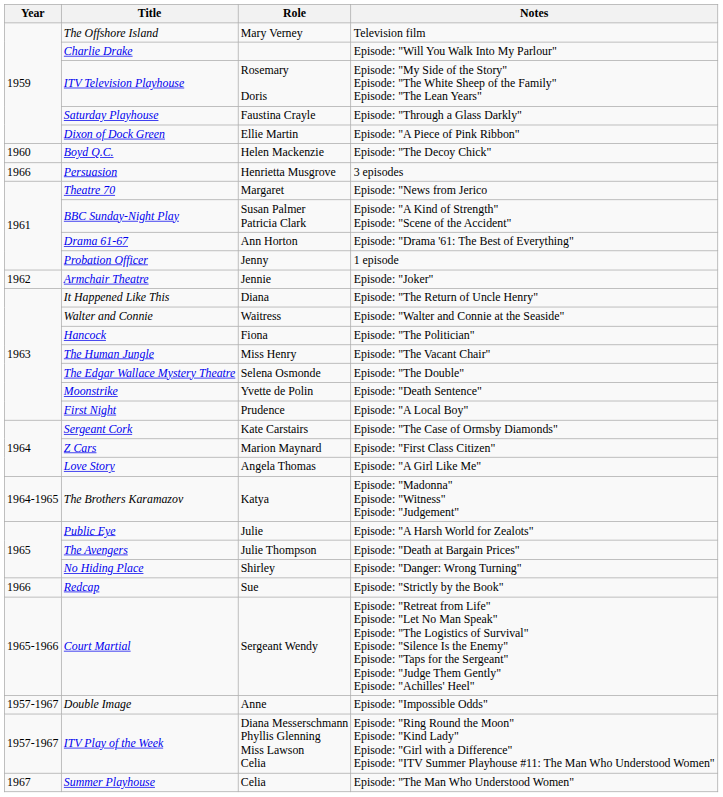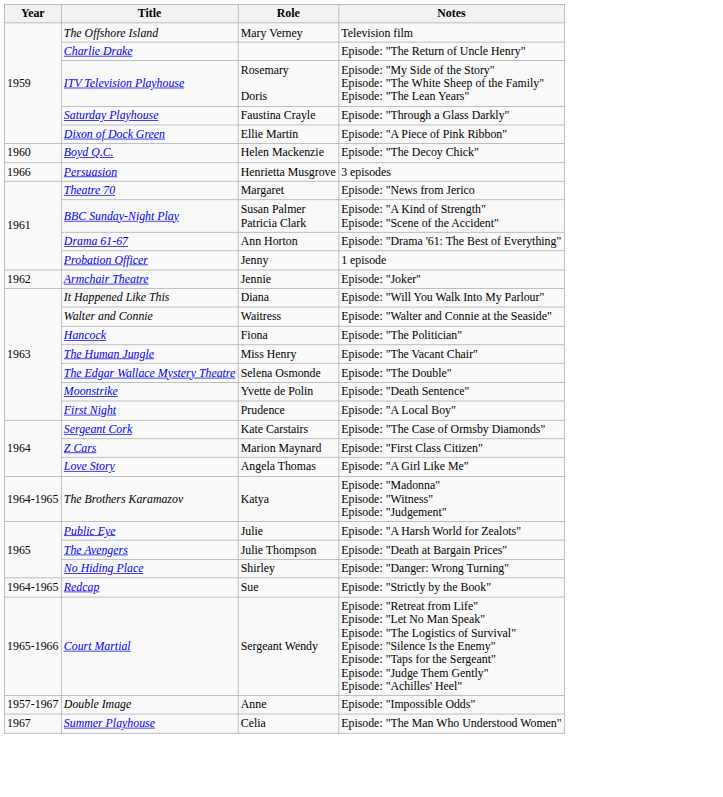(455, 51) Episode: "Will You Walk Into My Parlour" -> (433, 51) Episode: "The Return of Uncle Henry"
(446, 297) Episode: "The Return of Uncle Henry" -> (443, 297) Episode: "Will You Walk Into My Parlour"
(19, 587) 1966 -> (33, 587) 1964-1965
- row: (114, 743)
